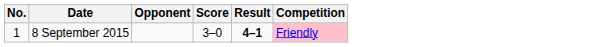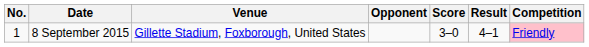+ column: (250, 13)
(252, 32) bold -> (489, 32) normal
